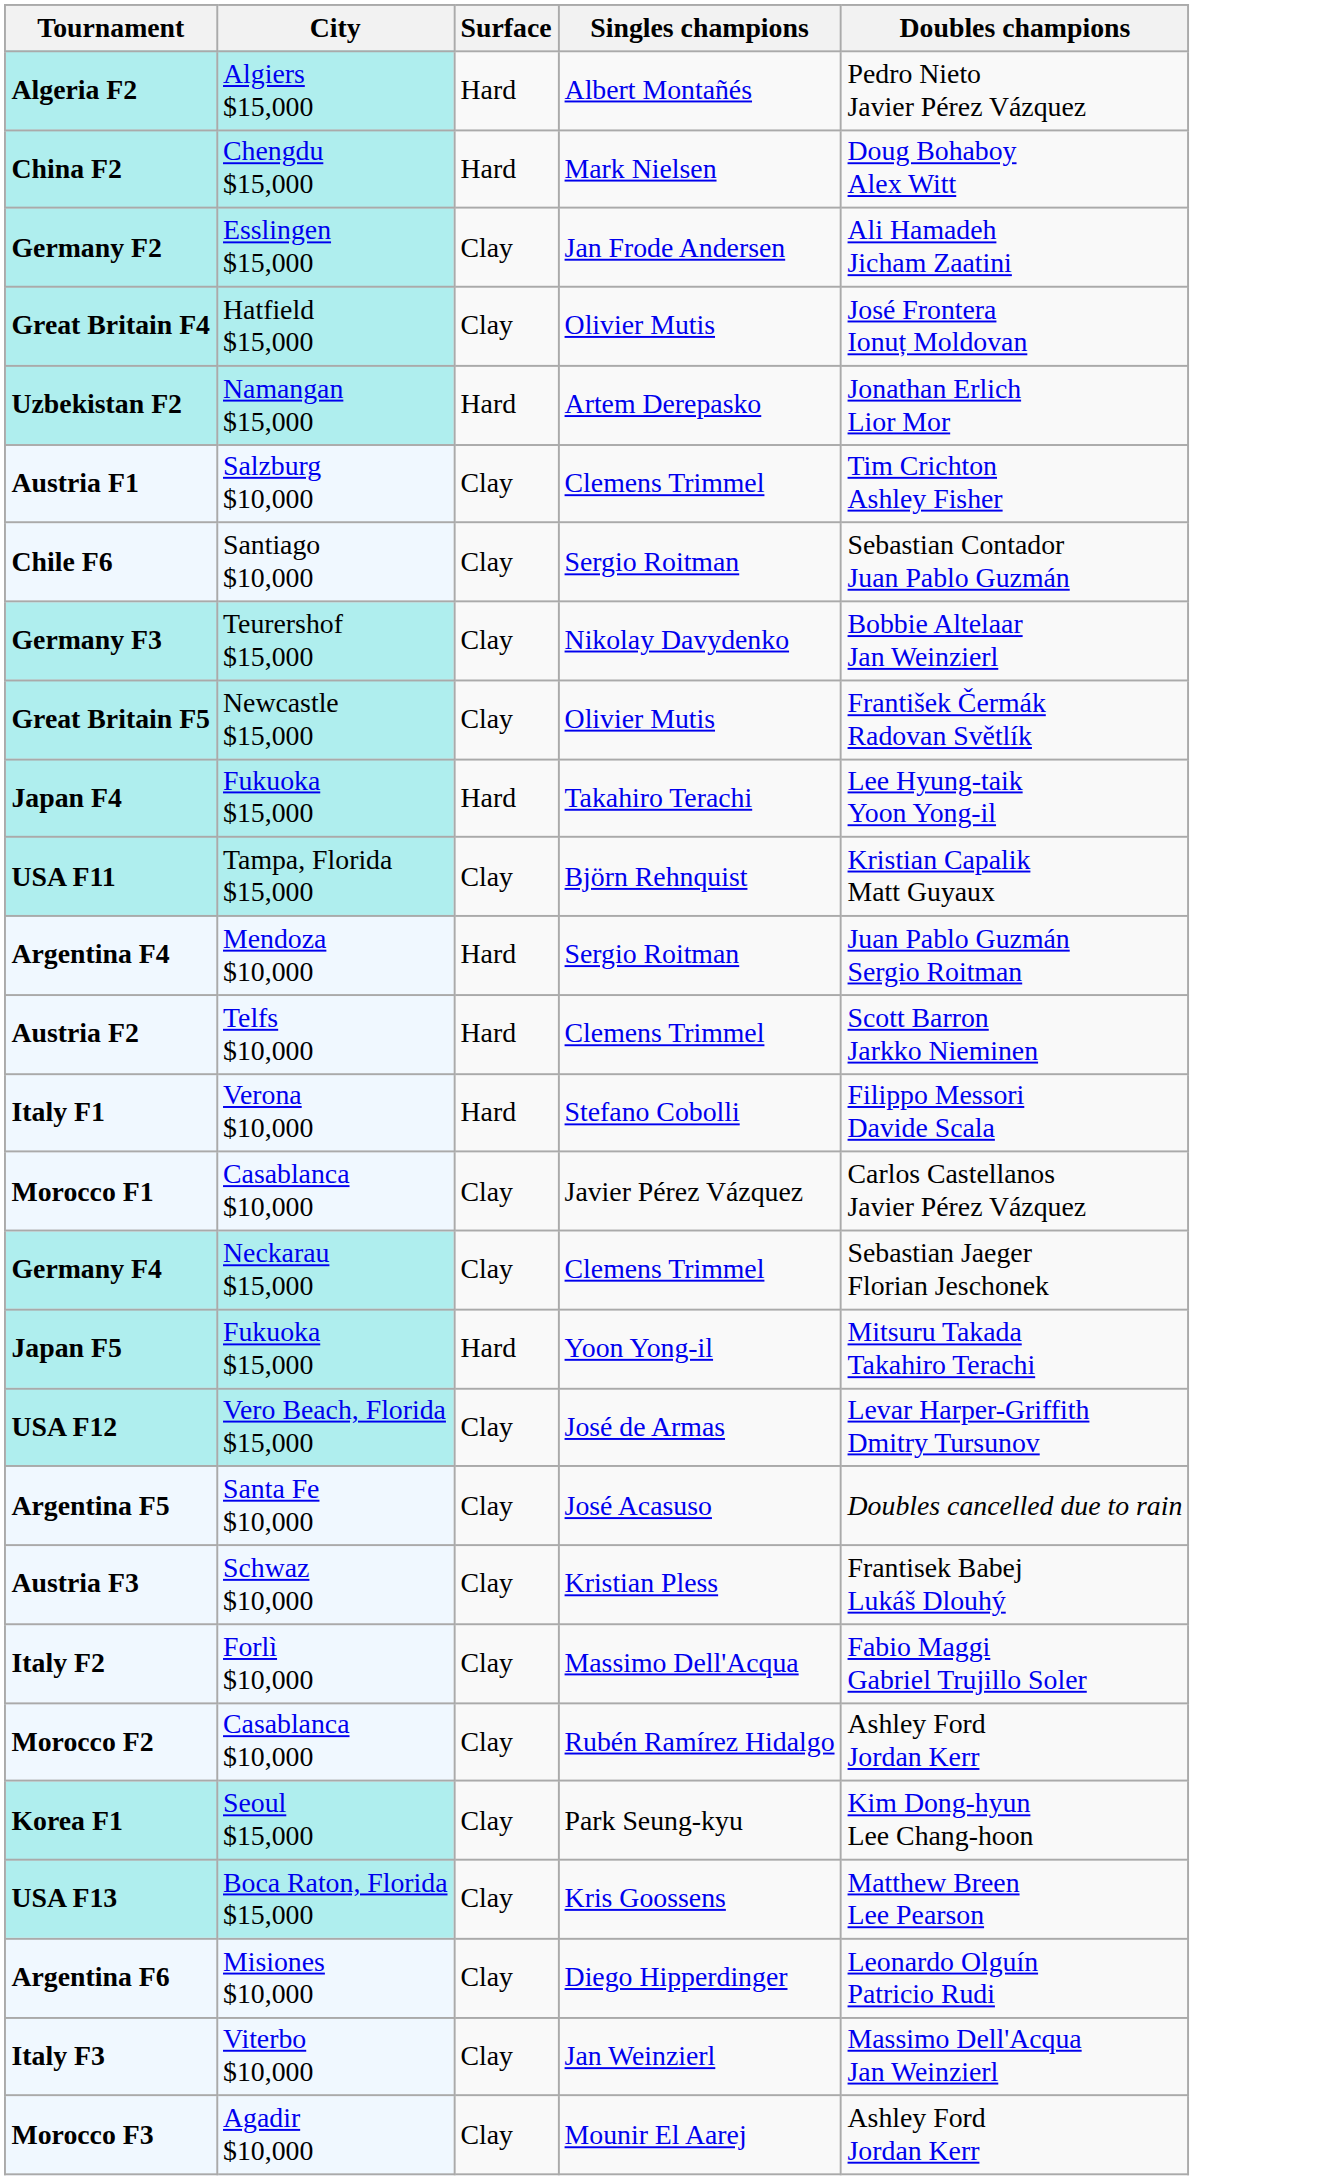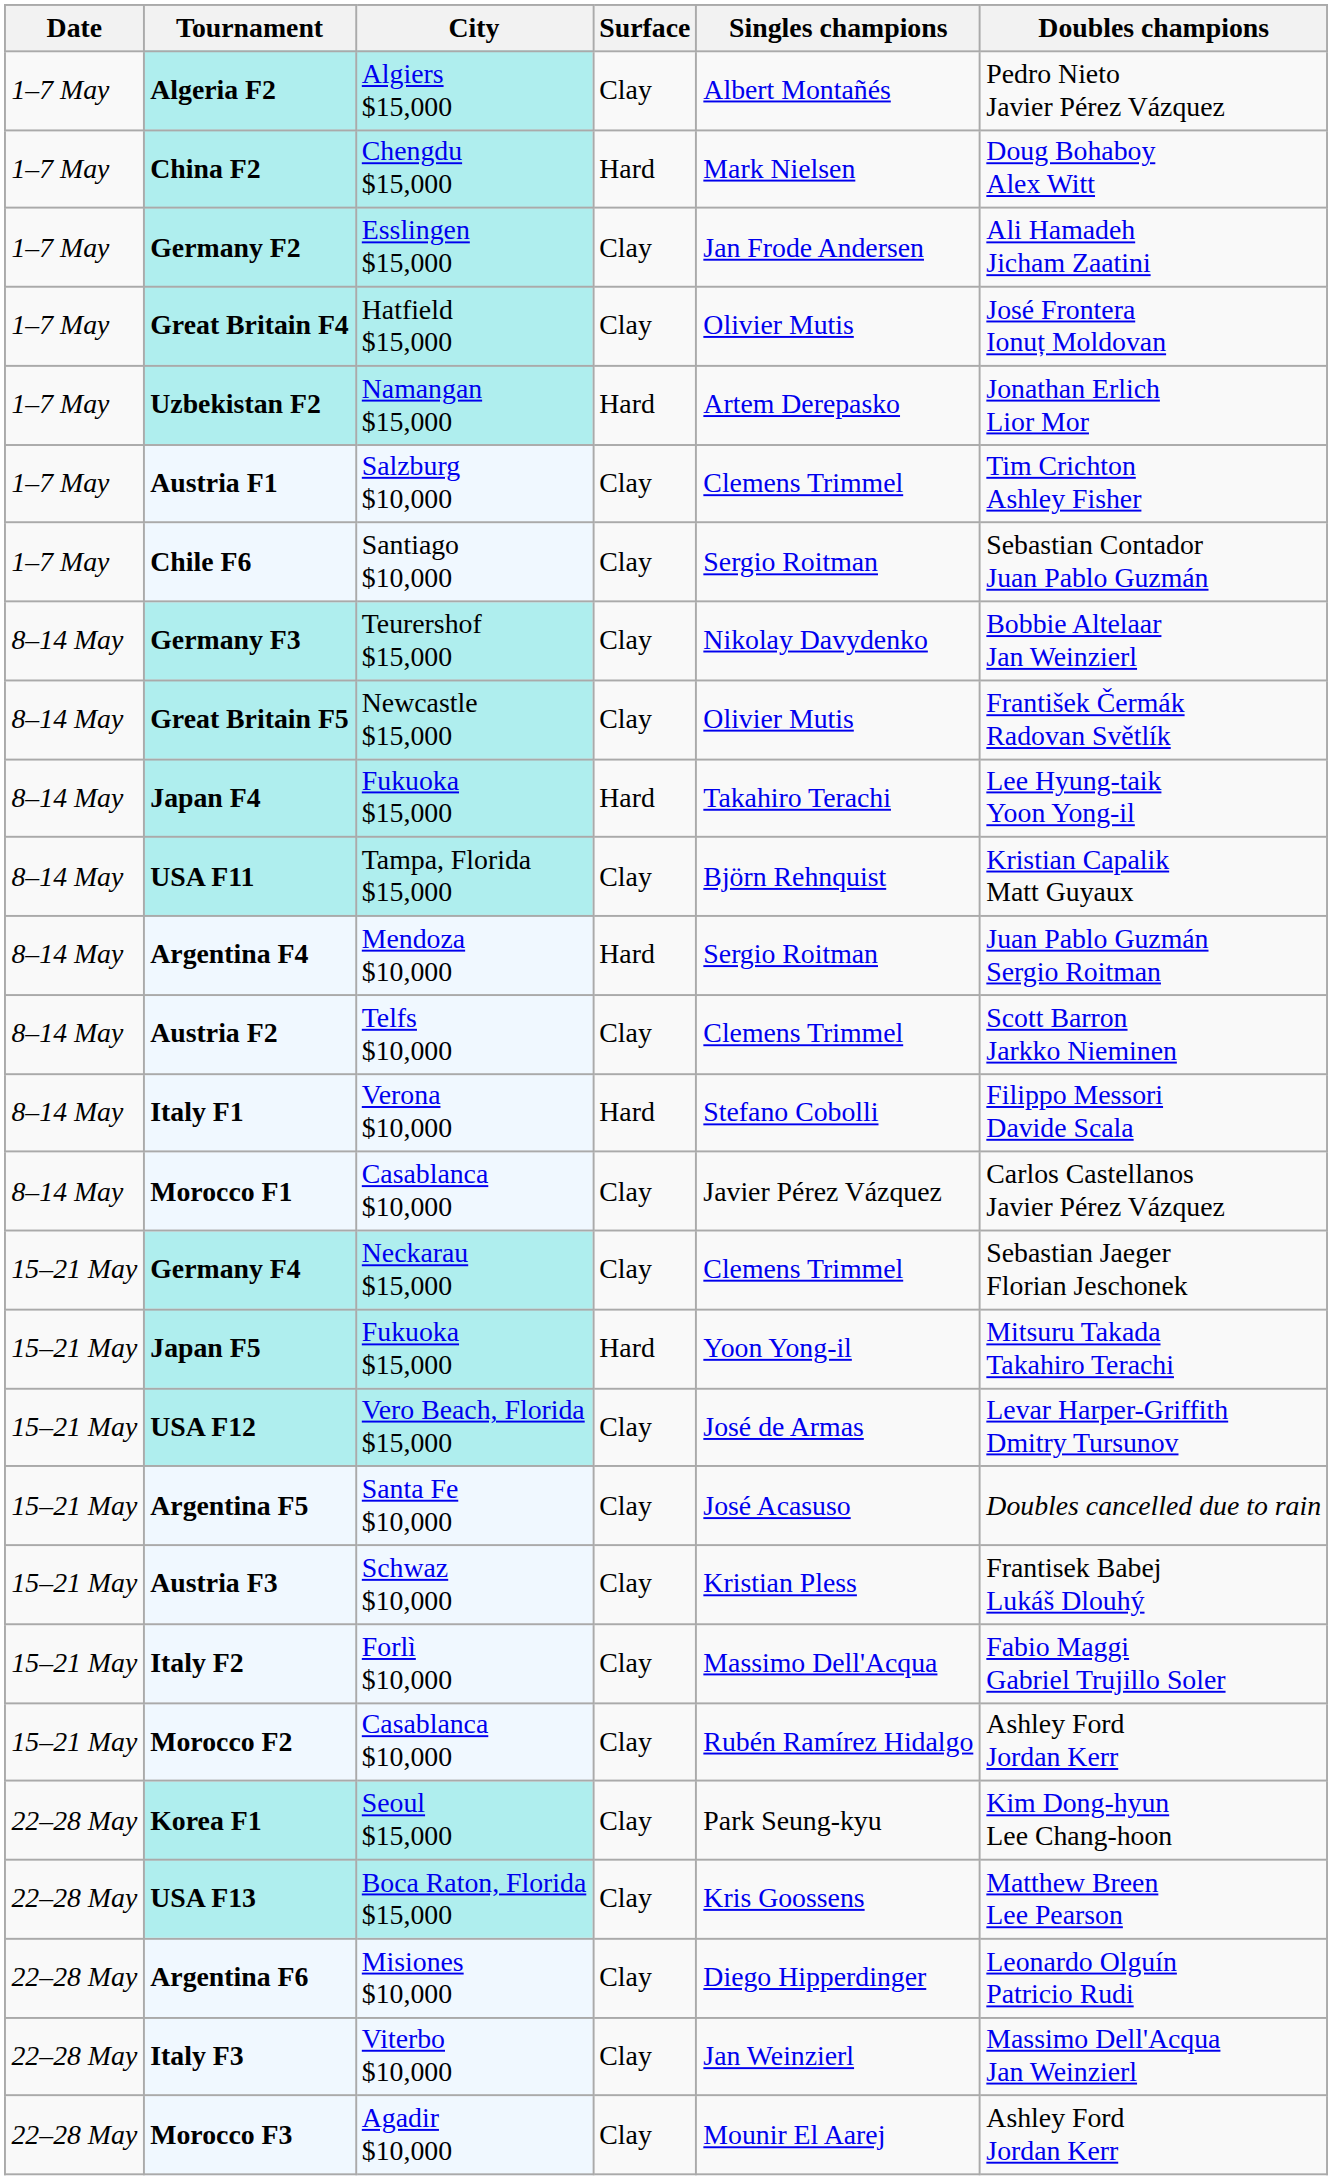+ column: (74, 27)
(488, 90) Hard -> (626, 90) Clay
(488, 1033) Hard -> (626, 1033) Clay
